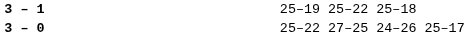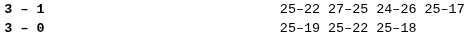(348, 9) 25–19 25–22 25–18 -> (372, 9) 25–22 27–25 24–26 25–17
(372, 29) 25–22 27–25 24–26 25–17 -> (348, 29) 25–19 25–22 25–18
